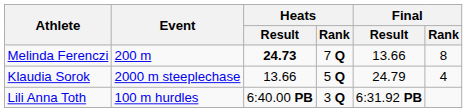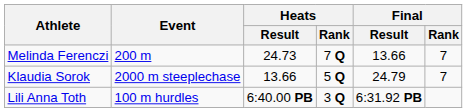(280, 56) bold -> (280, 56) normal
(444, 56) 8 -> (444, 56) 7
(444, 77) 4 -> (444, 77) 7
